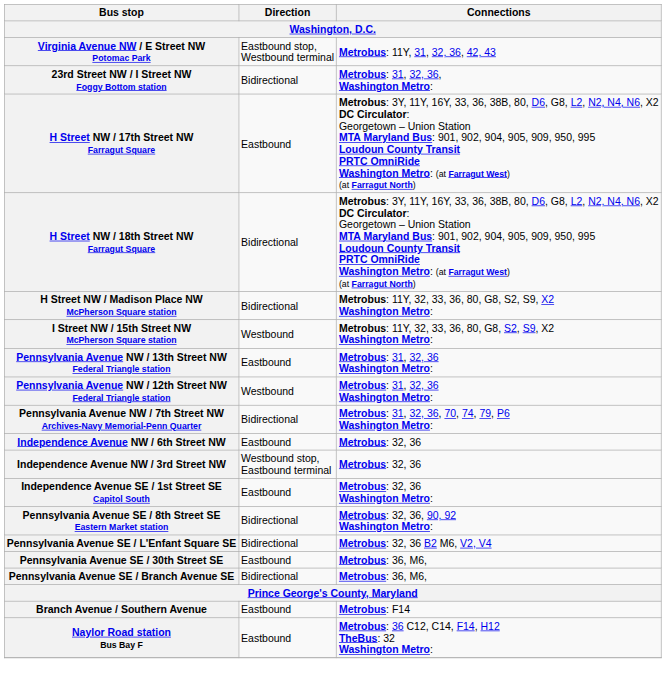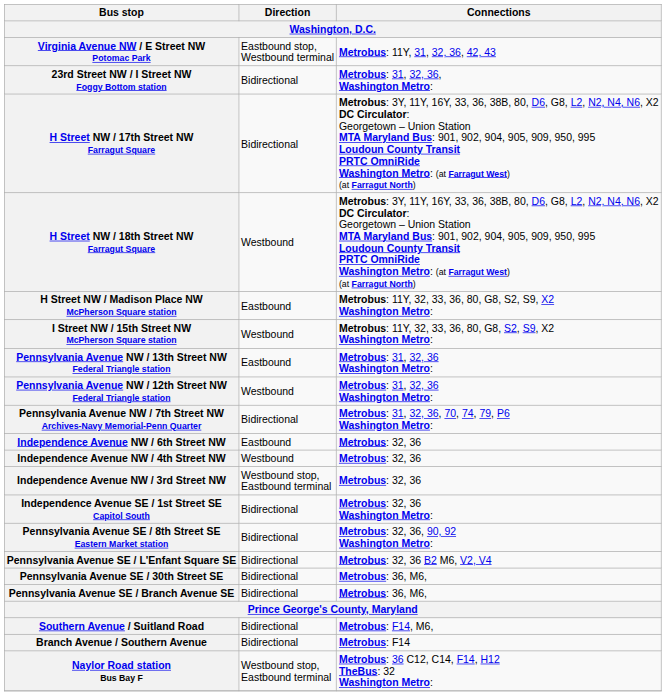(266, 144) Eastbound -> (270, 144) Bidirectional
(270, 242) Bidirectional -> (267, 242) Westbound
(270, 306) Bidirectional -> (266, 306) Eastbound
+ row: (121, 458)
(266, 493) Eastbound -> (270, 509) Bidirectional
(266, 560) Eastbound -> (270, 577) Bidirectional
+ row: (121, 626)
(266, 610) Eastbound -> (270, 643) Bidirectional
(266, 638) Eastbound -> (286, 671) Westbound stop, Eastbound terminal
